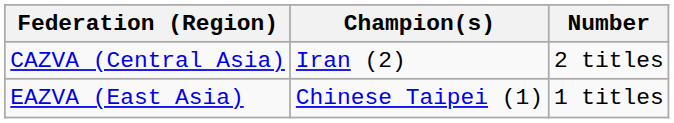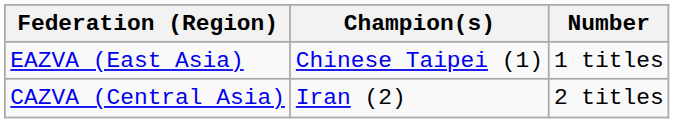rows swapped: (148, 61) <-> (127, 98)
